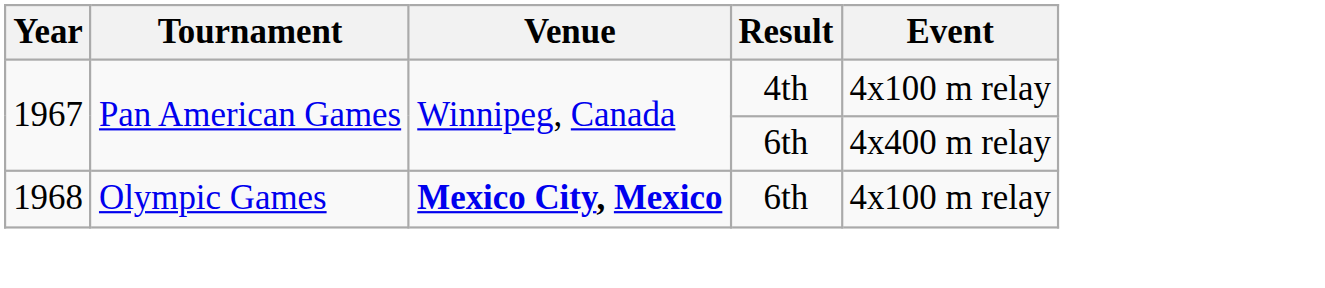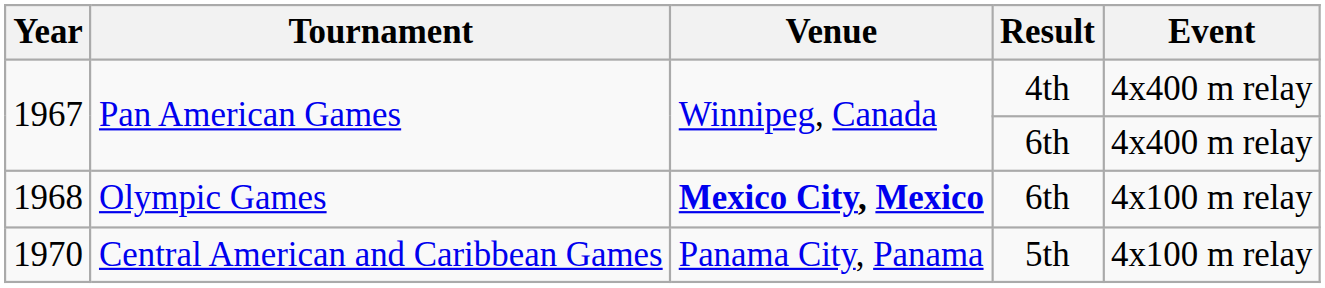(950, 87) 4x100 m relay -> (1212, 87) 4x400 m relay
+ row: (48, 253)
